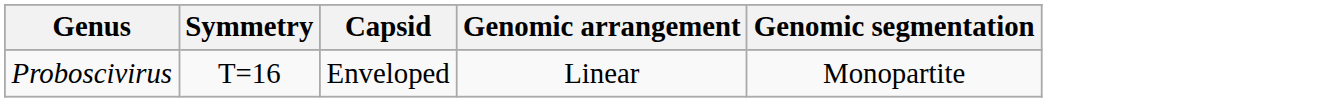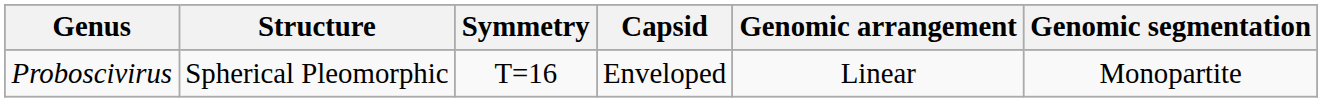+ column: (317, 27)
